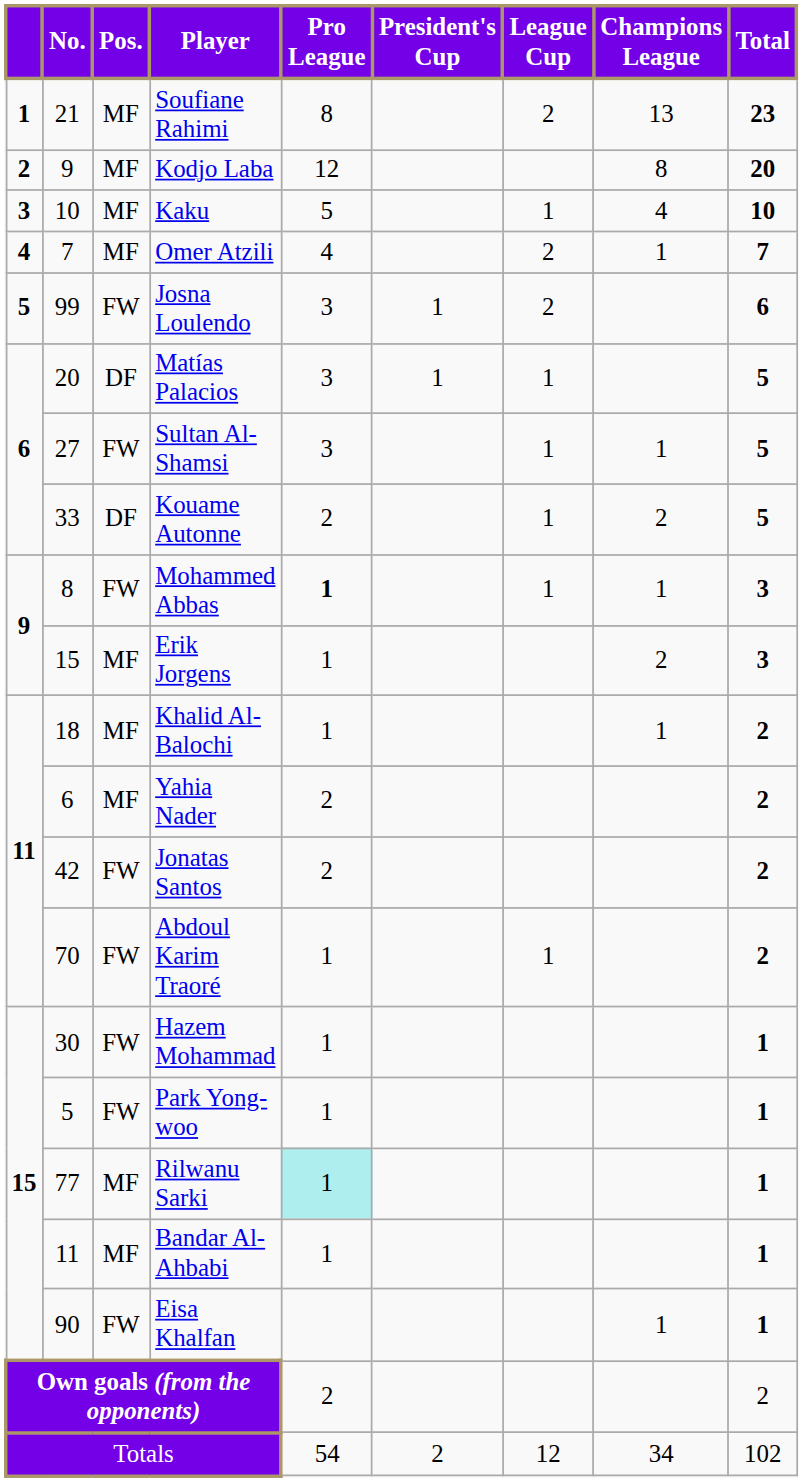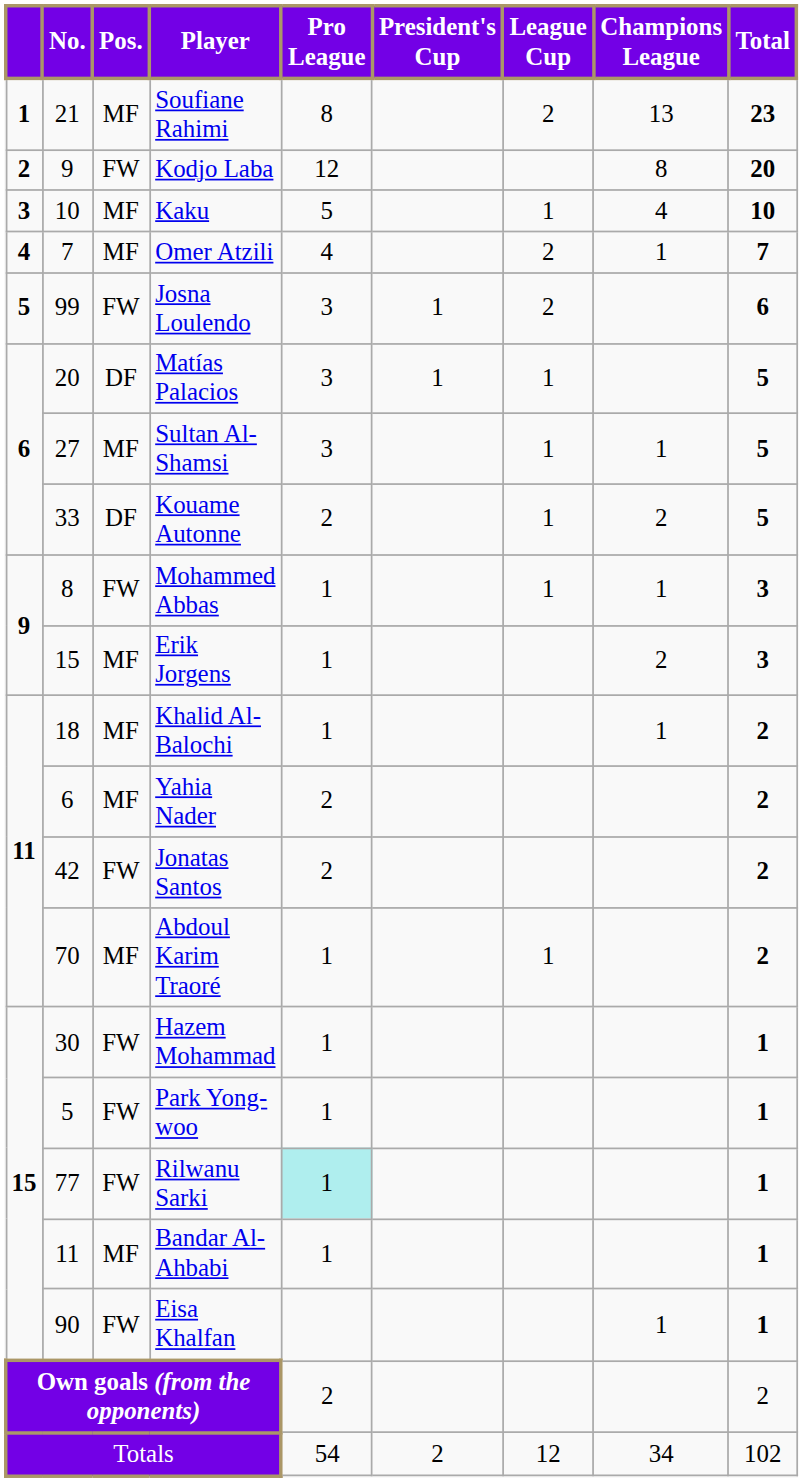(121, 169) MF -> (121, 169) FW
(121, 448) FW -> (121, 448) MF
(327, 589) bold -> (327, 589) normal
(121, 957) FW -> (121, 957) MF
(121, 1183) MF -> (121, 1183) FW
